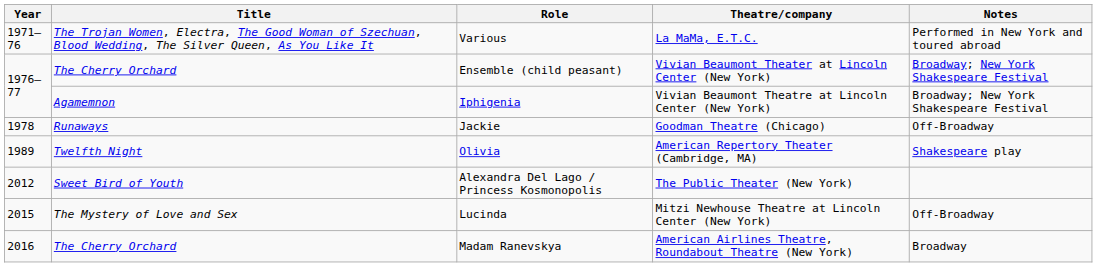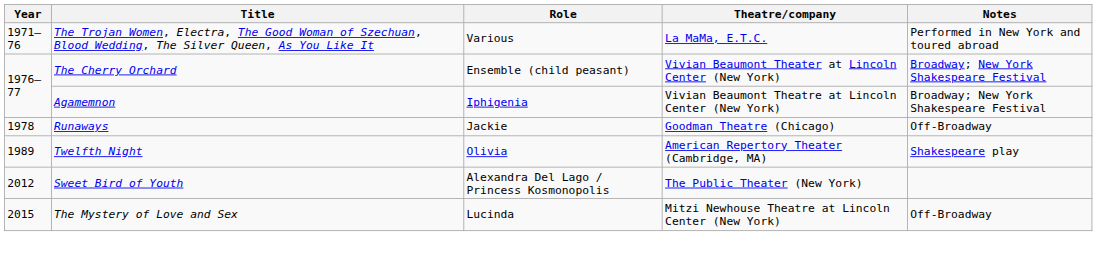- row: (510, 246)
